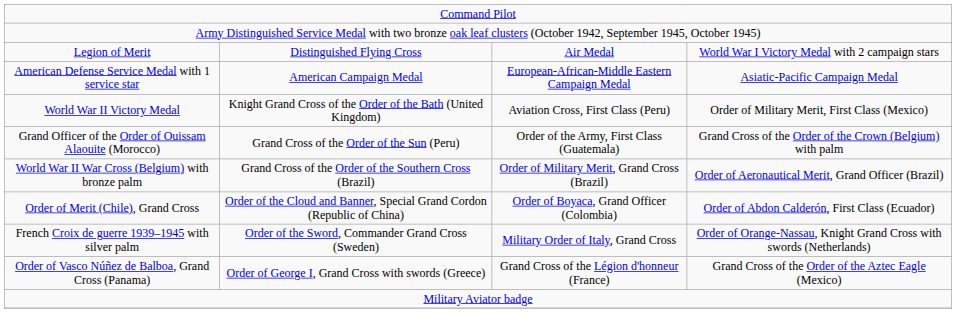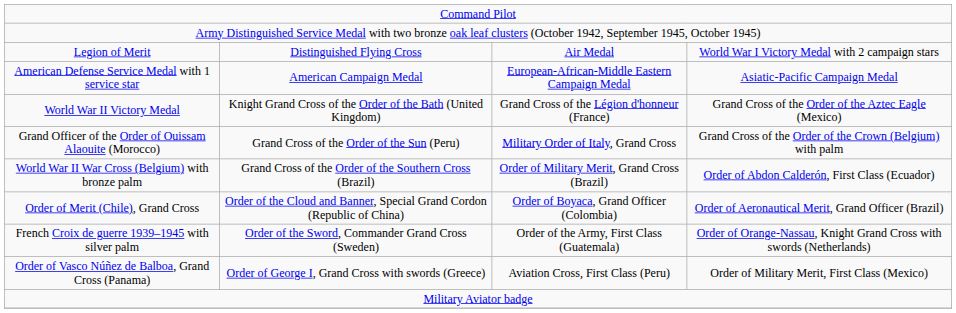(589, 110) Aviation Cross, First Class (Peru) -> (589, 110) Grand Cross of the Légion d'honneur (France)
(819, 110) Order of Military Merit, First Class (Mexico) -> (819, 110) Grand Cross of the Order of the Aztec Eagle (Mexico)
(589, 142) Order of the Army, First Class (Guatemala) -> (589, 142) Military Order of Italy, Grand Cross
(819, 175) Order of Aeronautical Merit, Grand Officer (Brazil) -> (819, 175) Order of Abdon Calderón, First Class (Ecuador)
(819, 207) Order of Abdon Calderón, First Class (Ecuador) -> (819, 207) Order of Aeronautical Merit, Grand Officer (Brazil)
(589, 240) Military Order of Italy, Grand Cross -> (589, 240) Order of the Army, First Class (Guatemala)
(589, 273) Grand Cross of the Légion d'honneur (France) -> (589, 273) Aviation Cross, First Class (Peru)
(819, 273) Grand Cross of the Order of the Aztec Eagle (Mexico) -> (819, 273) Order of Military Merit, First Class (Mexico)
